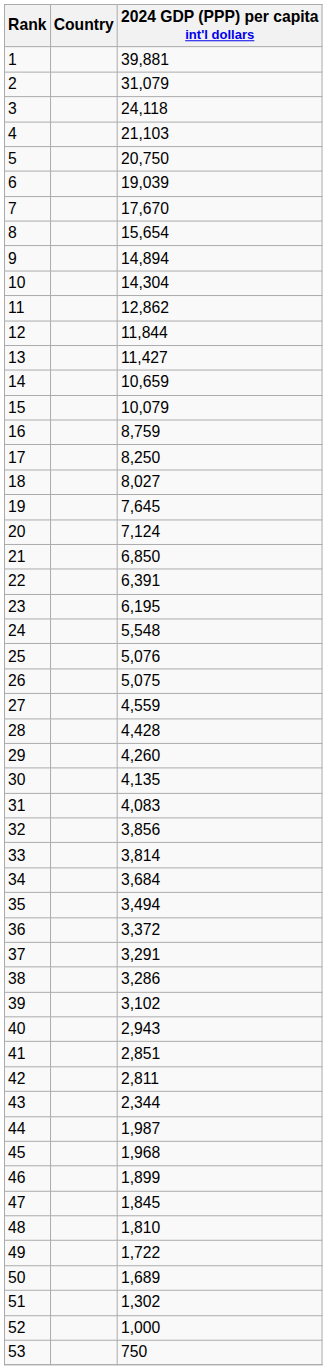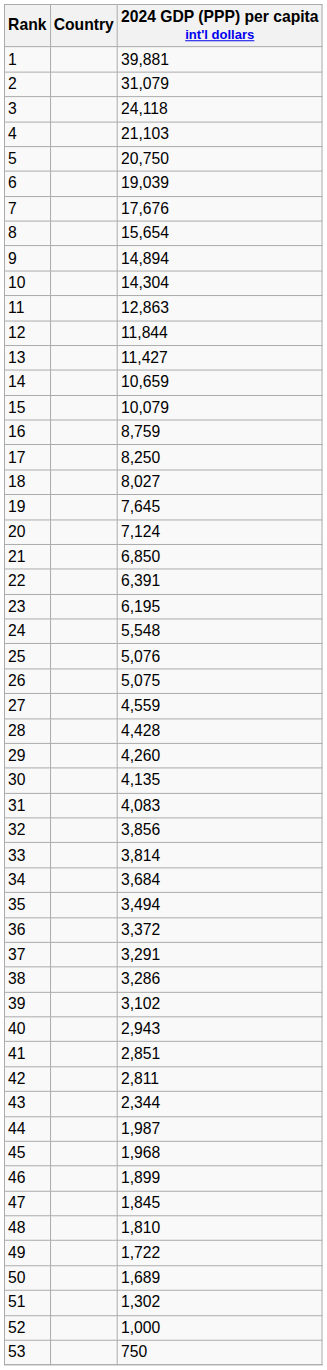(145, 208) 17,670 -> (145, 208) 17,676
(145, 308) 12,862 -> (145, 308) 12,863
